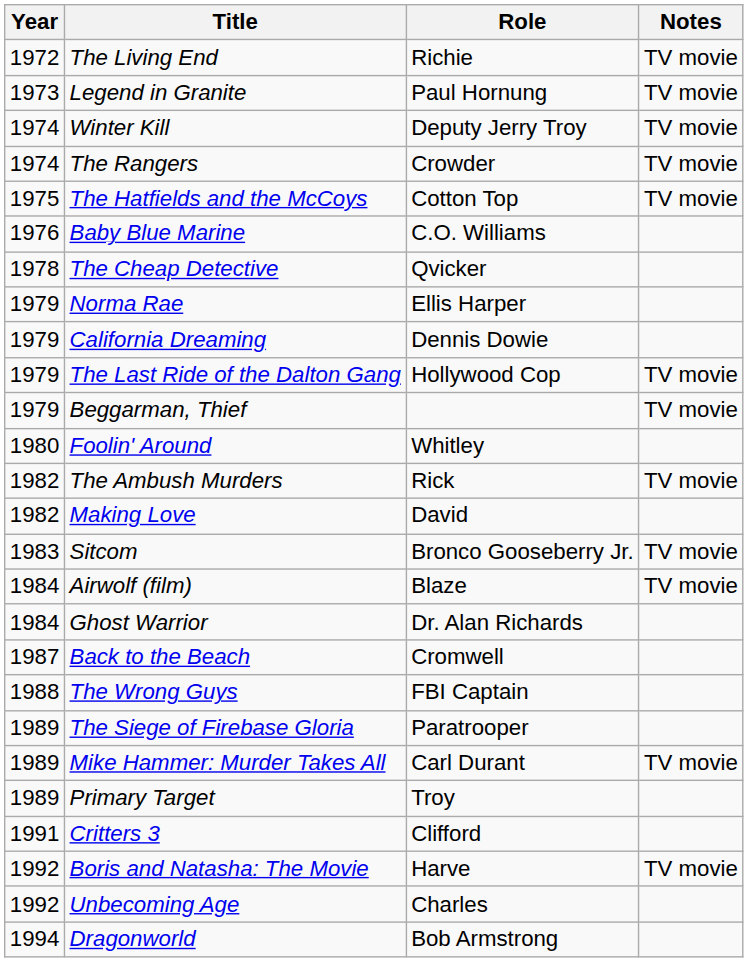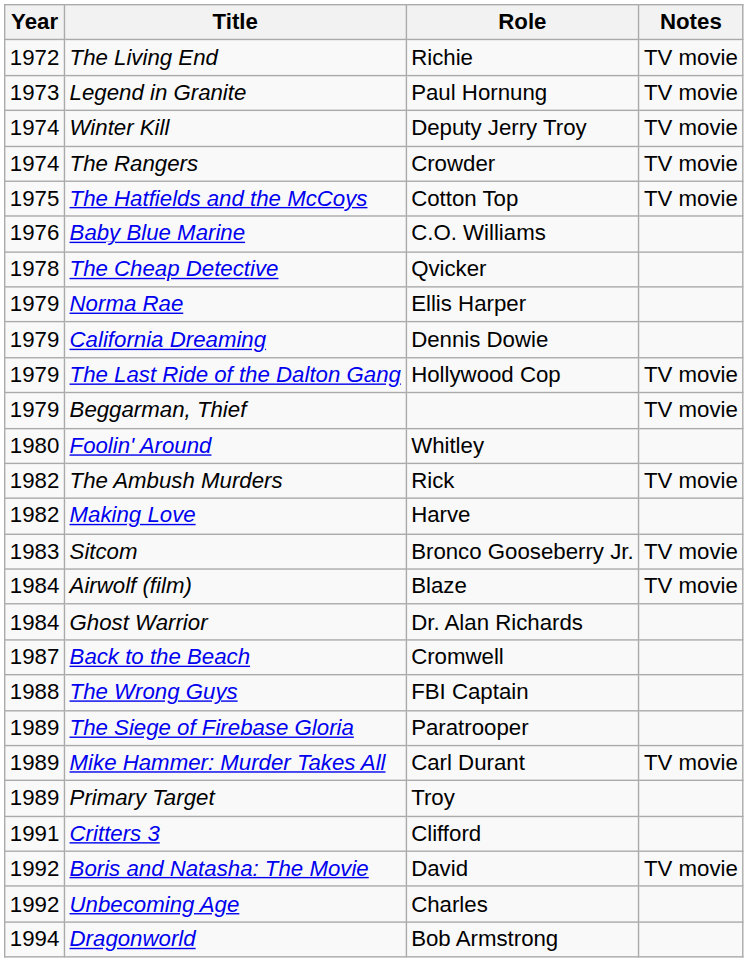(440, 515) David -> (441, 515) Harve
(441, 868) Harve -> (440, 868) David
